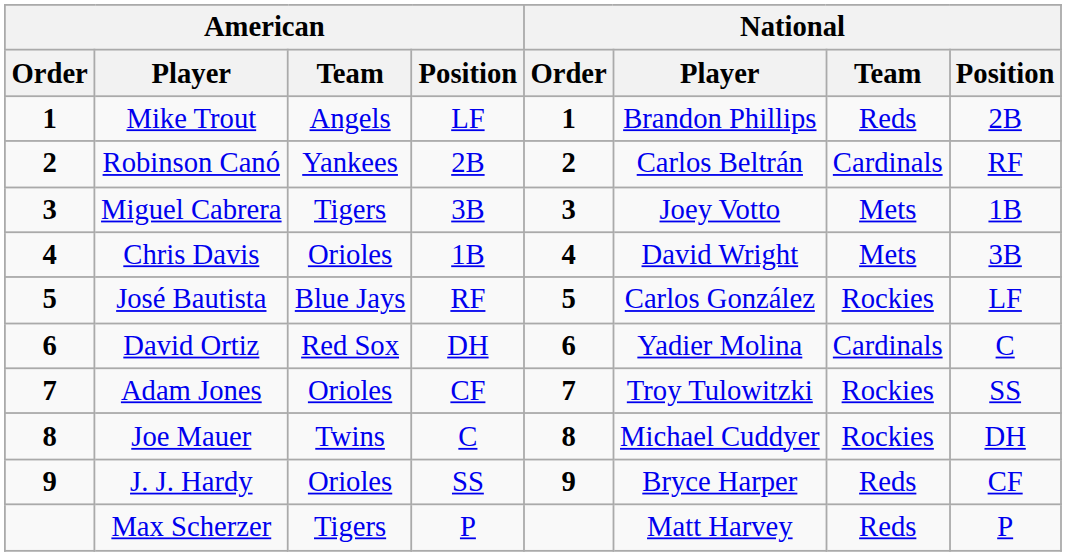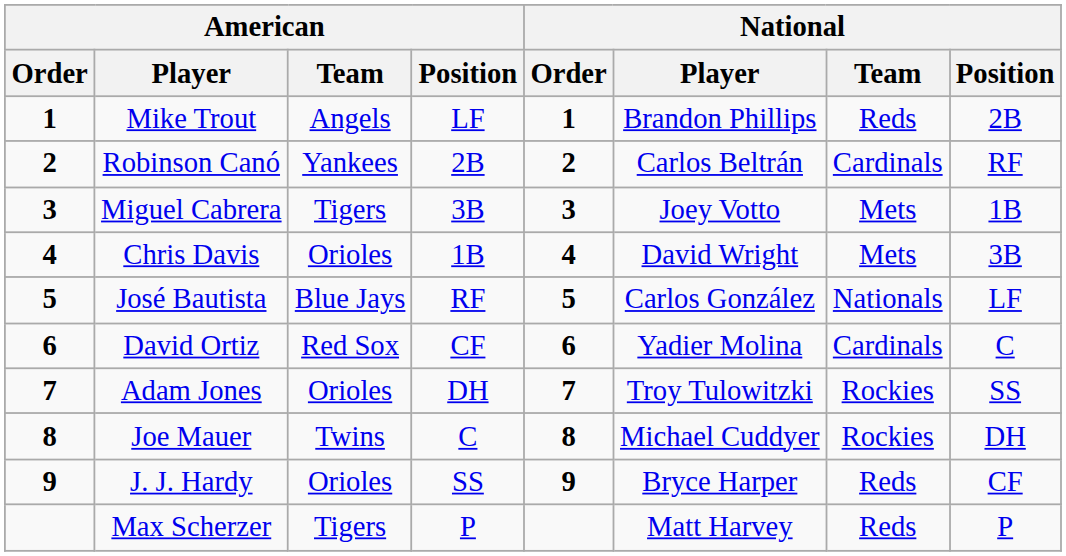(888, 299) Rockies -> (888, 299) Nationals
(468, 345) DH -> (468, 345) CF
(468, 390) CF -> (468, 390) DH
